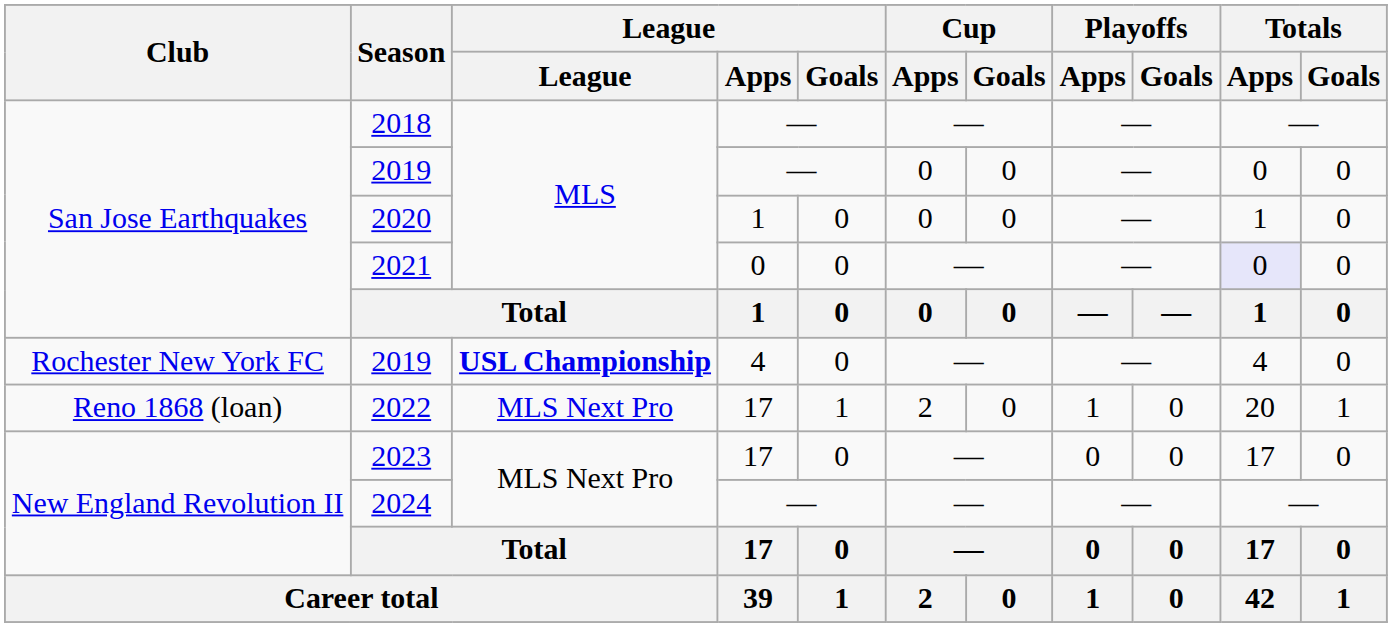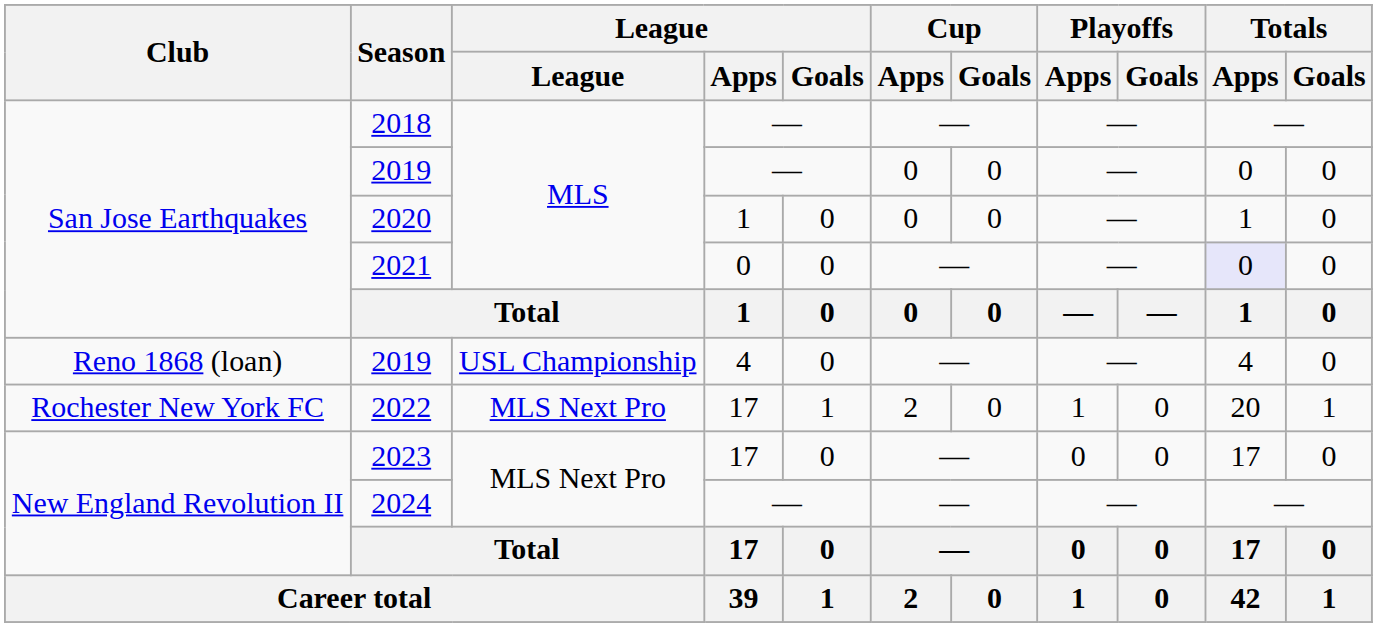(178, 360) Rochester New York FC -> (178, 360) Reno 1868 (loan)
(585, 360) bold -> (578, 360) normal
(178, 407) Reno 1868 (loan) -> (178, 407) Rochester New York FC
